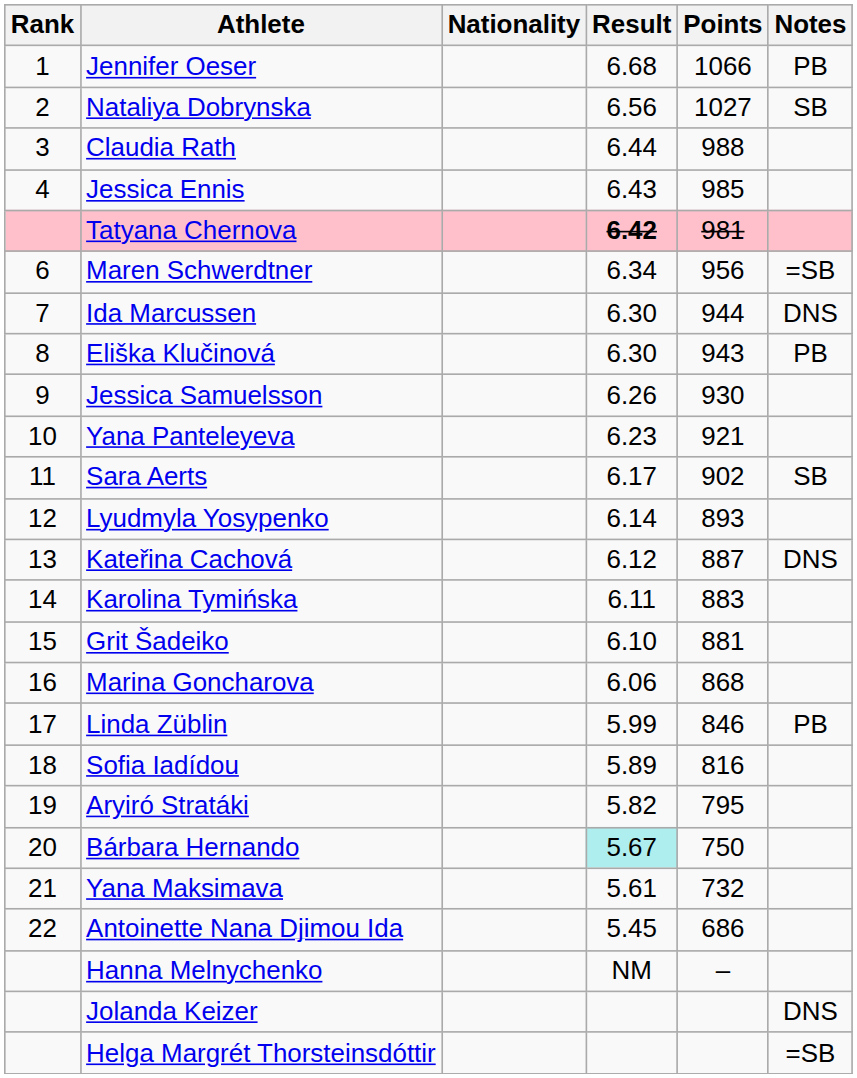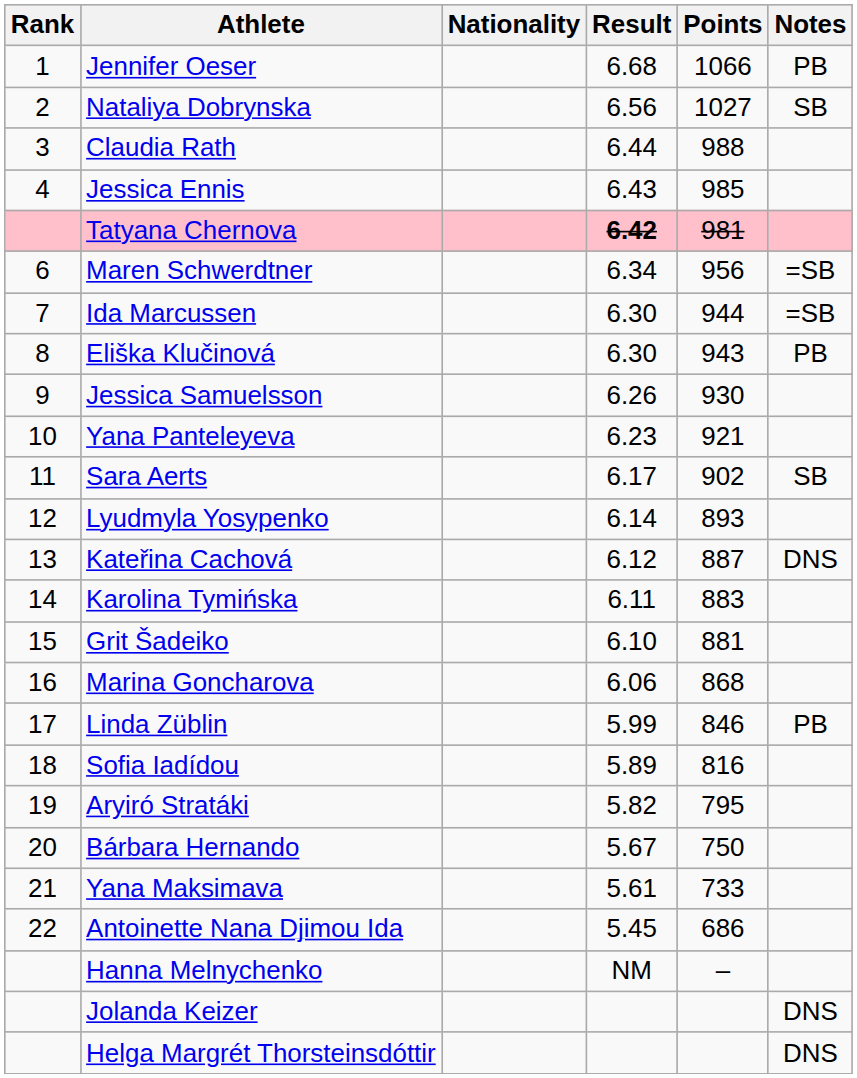(810, 312) DNS -> (810, 312) =SB
(632, 847) paleturquoise background -> (632, 847) no background
(723, 888) 732 -> (723, 888) 733
(810, 1052) =SB -> (810, 1052) DNS
